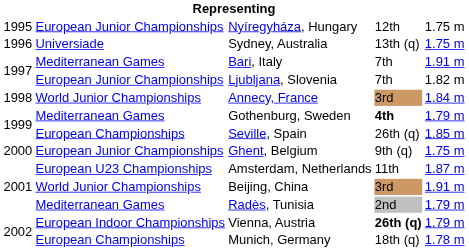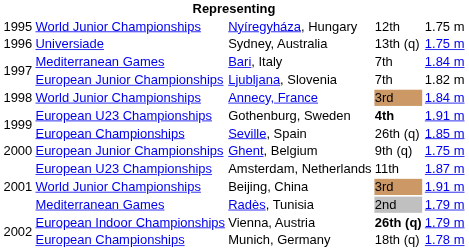(130, 26) European Junior Championships -> (118, 26) World Junior Championships
(445, 62) 1.91 m -> (445, 62) 1.84 m
(100, 115) Mediterranean Games -> (124, 115) European U23 Championships
(445, 115) 1.79 m -> (445, 115) 1.91 m
